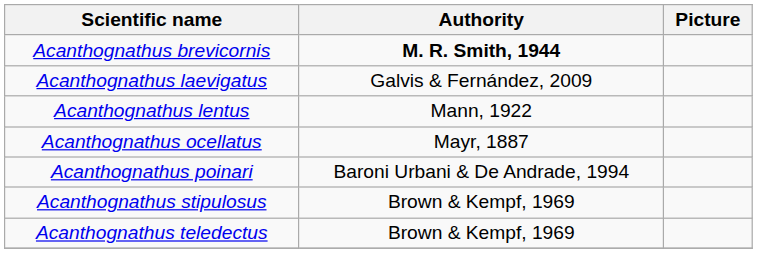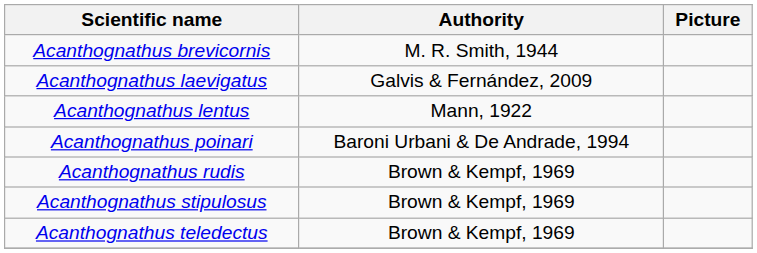(481, 50) bold -> (481, 50) normal
- row: (152, 141)
+ row: (152, 171)
